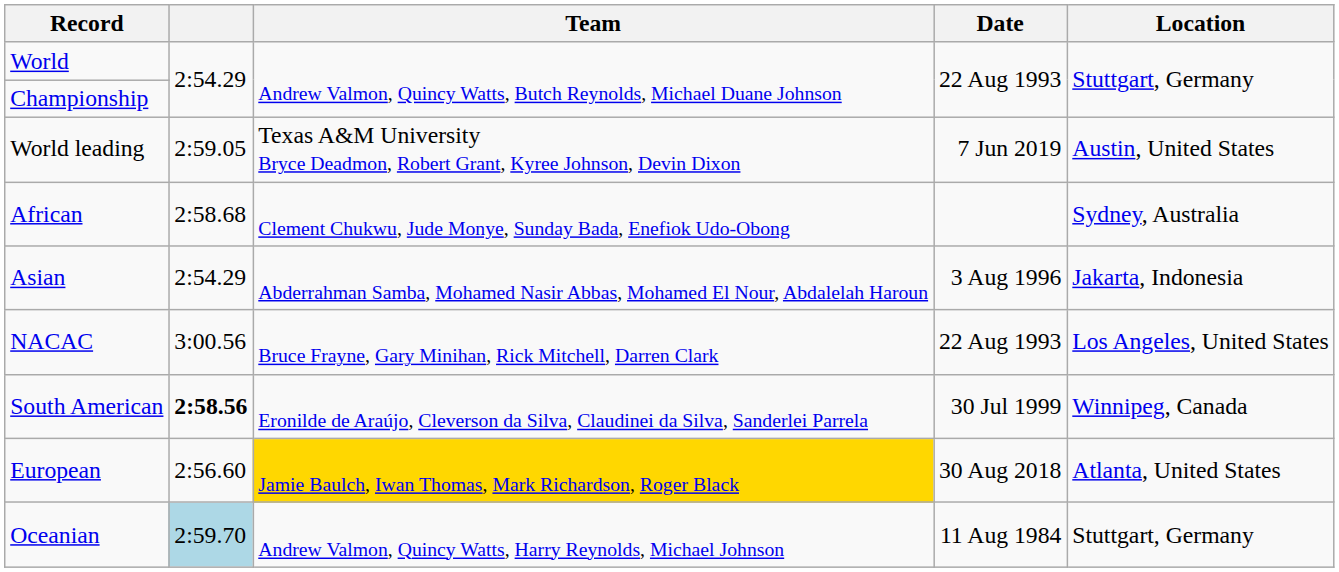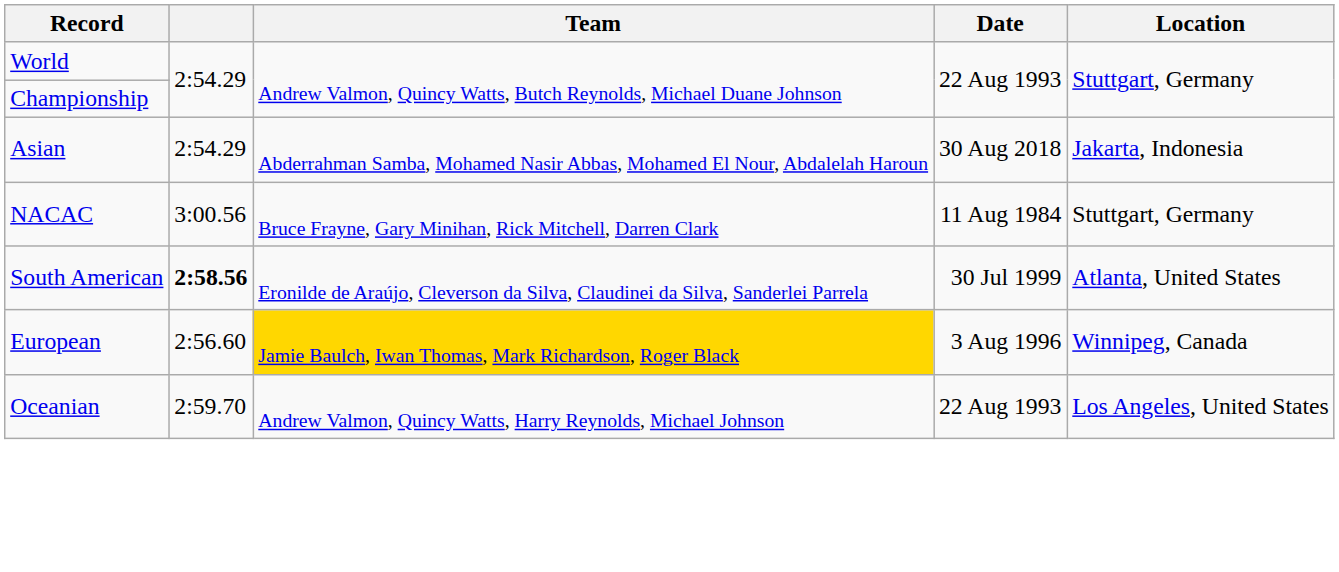- row: (77, 149)
- row: (46, 213)
(1006, 277) 3 Aug 1996 -> (1000, 149) 30 Aug 2018
(1000, 341) 22 Aug 1993 -> (1001, 213) 11 Aug 1984
(1201, 341) Los Angeles, United States -> (1163, 213) Stuttgart, Germany
(1160, 406) Winnipeg, Canada -> (1177, 277) Atlanta, United States
(1000, 470) 30 Aug 2018 -> (1006, 341) 3 Aug 1996
(1177, 470) Atlanta, United States -> (1160, 341) Winnipeg, Canada
(210, 534) lightblue background -> (210, 406) no background
(1001, 534) 11 Aug 1984 -> (1000, 406) 22 Aug 1993
(1163, 534) Stuttgart, Germany -> (1201, 406) Los Angeles, United States
